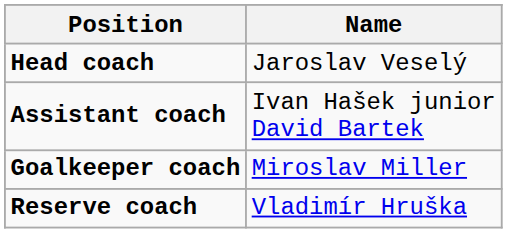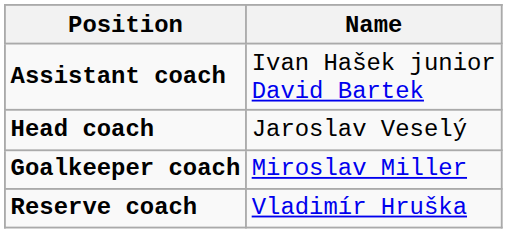rows swapped: (82, 63) <-> (118, 116)
